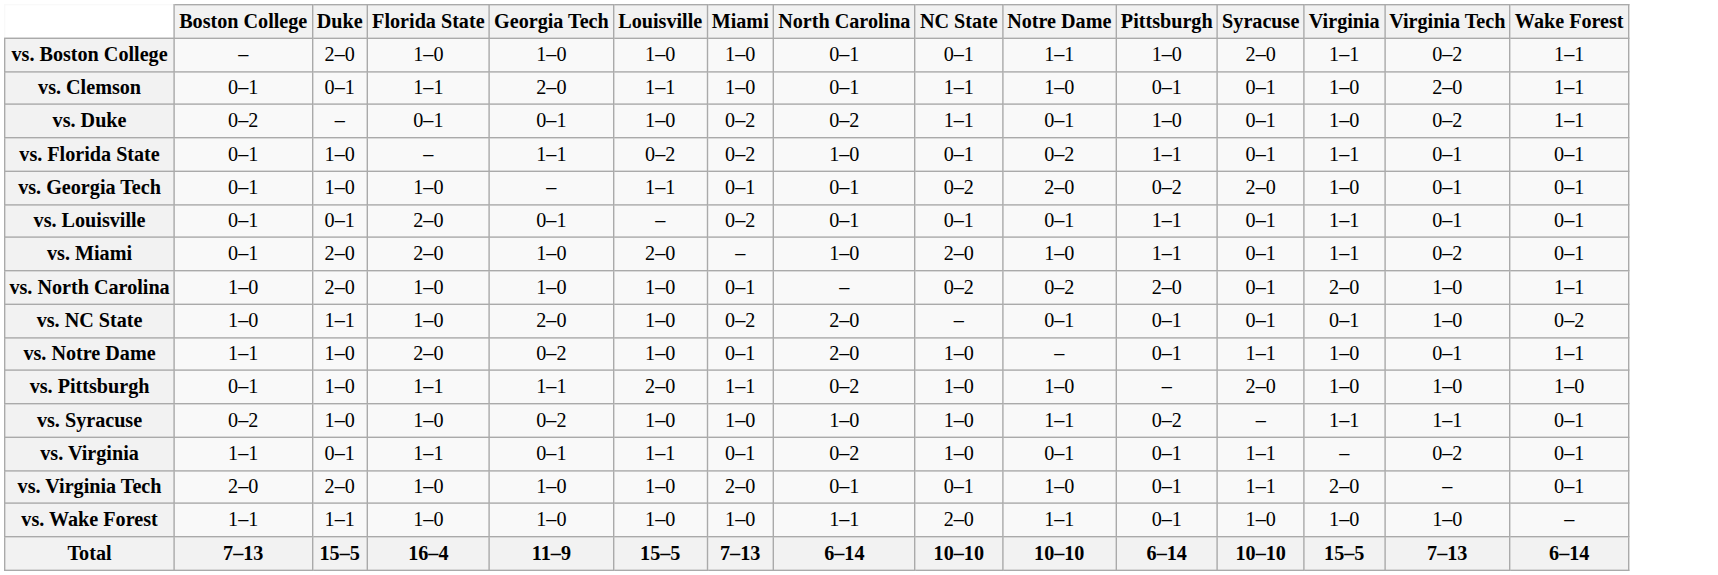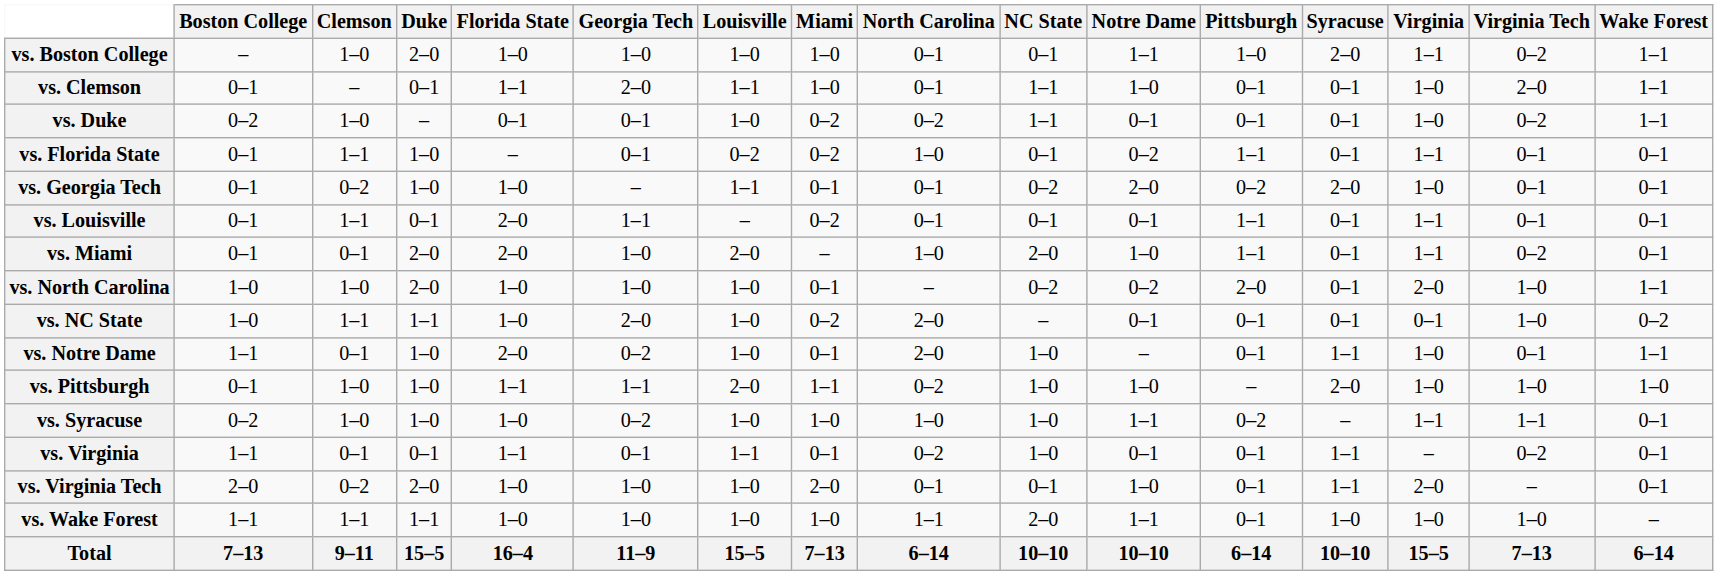+ column: (354, 21)
(1167, 121) 1–0 -> (1251, 121) 0–1
(551, 154) 1–1 -> (636, 154) 0–1
(551, 221) 0–1 -> (636, 221) 1–1
